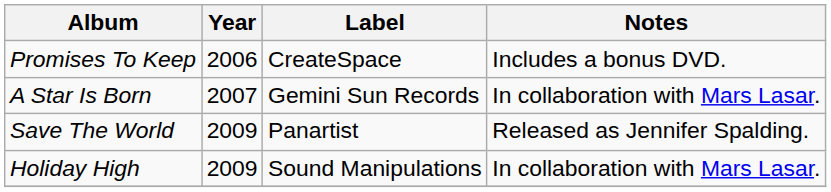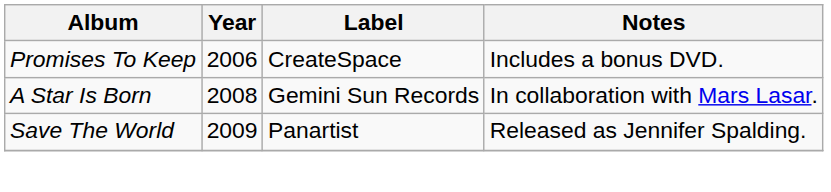(232, 95) 2007 -> (232, 95) 2008
- row: (75, 167)
